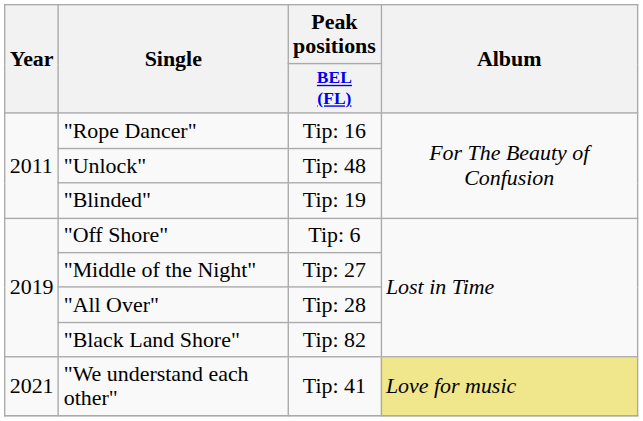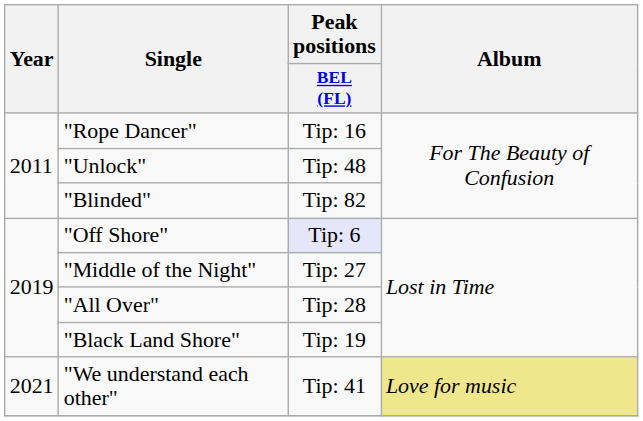(334, 200) Tip: 19 -> (334, 200) Tip: 82
(334, 235) no background -> (334, 235) lavender background
(334, 339) Tip: 82 -> (334, 339) Tip: 19
